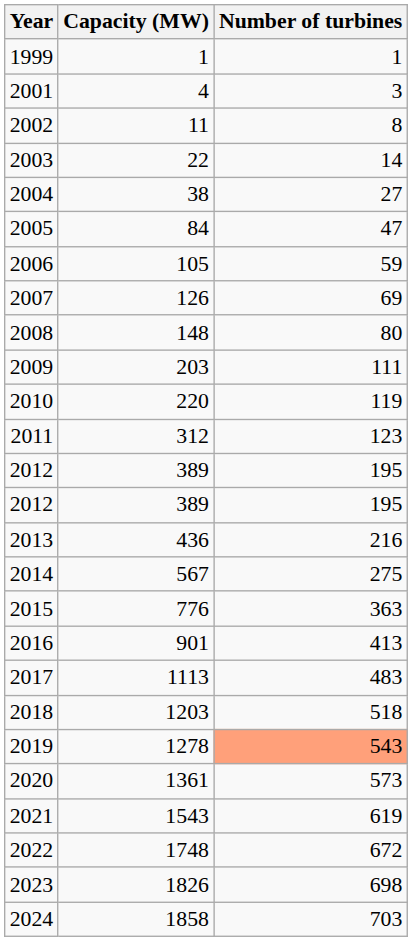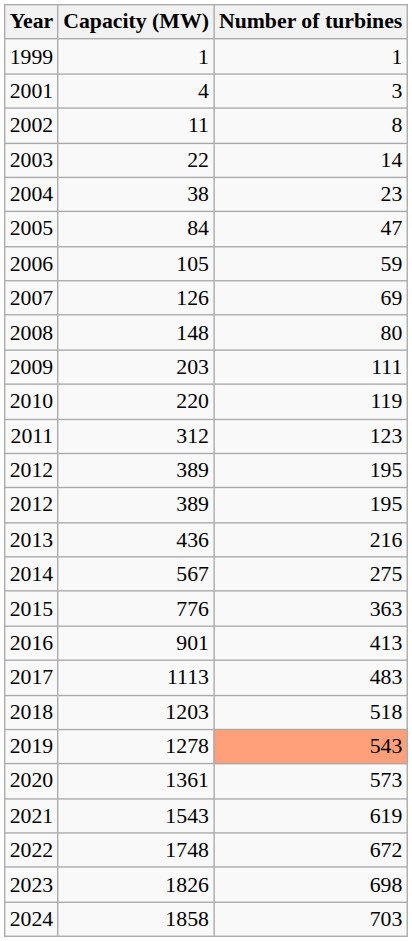(391, 194) 27 -> (391, 194) 23
